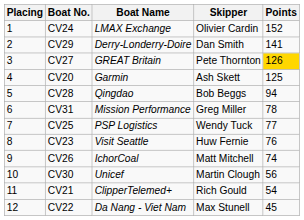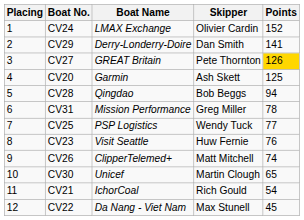(117, 158) IchorCoal -> (133, 158) ClipperTelemed+
(271, 175) 56 -> (271, 175) 65
(133, 191) ClipperTelemed+ -> (117, 191) IchorCoal
